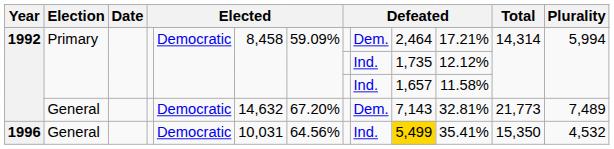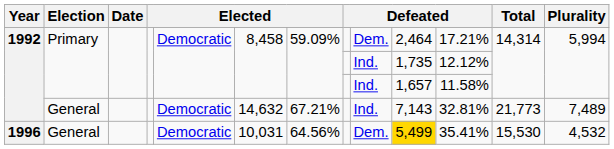(315, 109) 67.20% -> (315, 109) 67.21%
(371, 109) Dem. -> (366, 109) Ind.
(366, 132) Ind. -> (371, 132) Dem.
(518, 132) 15,350 -> (518, 132) 15,530
